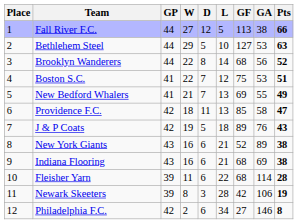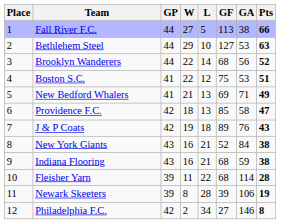- column: (207, 12)
(262, 95) 55 -> (244, 95) 71
(262, 144) 89 -> (244, 144) 84
(262, 161) 69 -> (244, 161) 59
(241, 194) 42 -> (224, 194) 39
